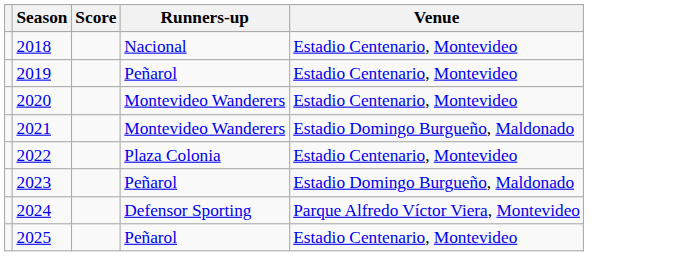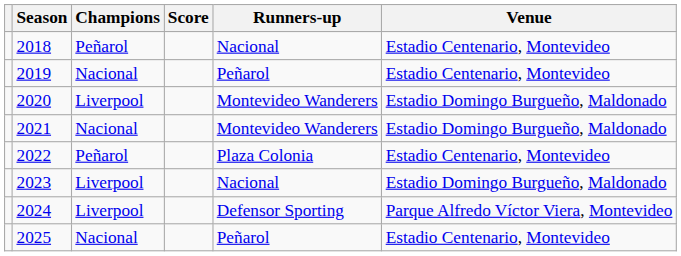+ column: (118, 18)
(405, 100) Estadio Centenario, Montevideo -> (526, 100) Estadio Domingo Burgueño, Maldonado
(151, 182) Peñarol -> (248, 182) Nacional
